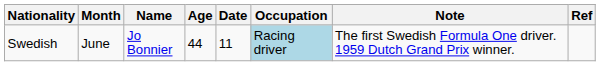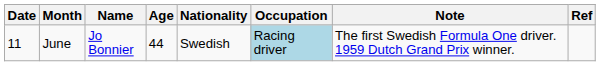columns swapped: (233, 14) <-> (41, 14)
